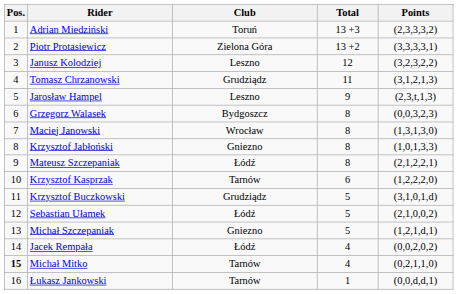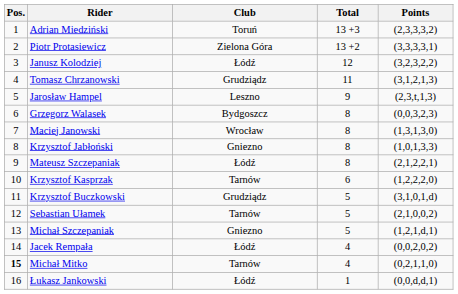(245, 63) Leszno -> (245, 63) Łódź
(245, 213) Łódź -> (245, 213) Tarnów
(245, 280) Tarnów -> (245, 280) Łódź
